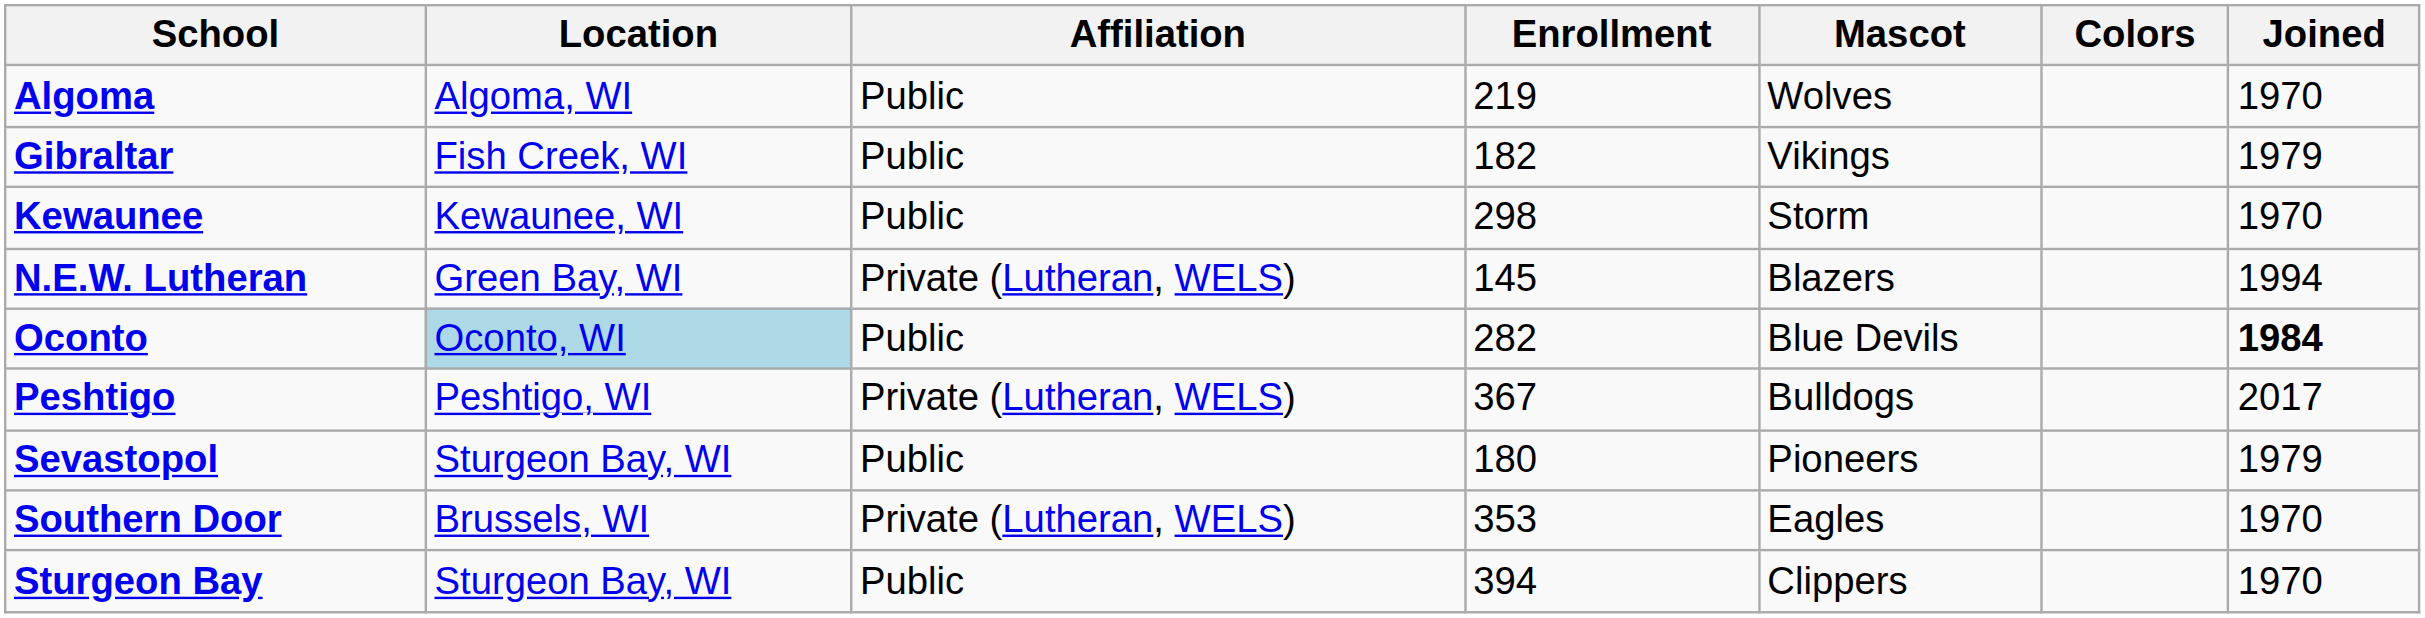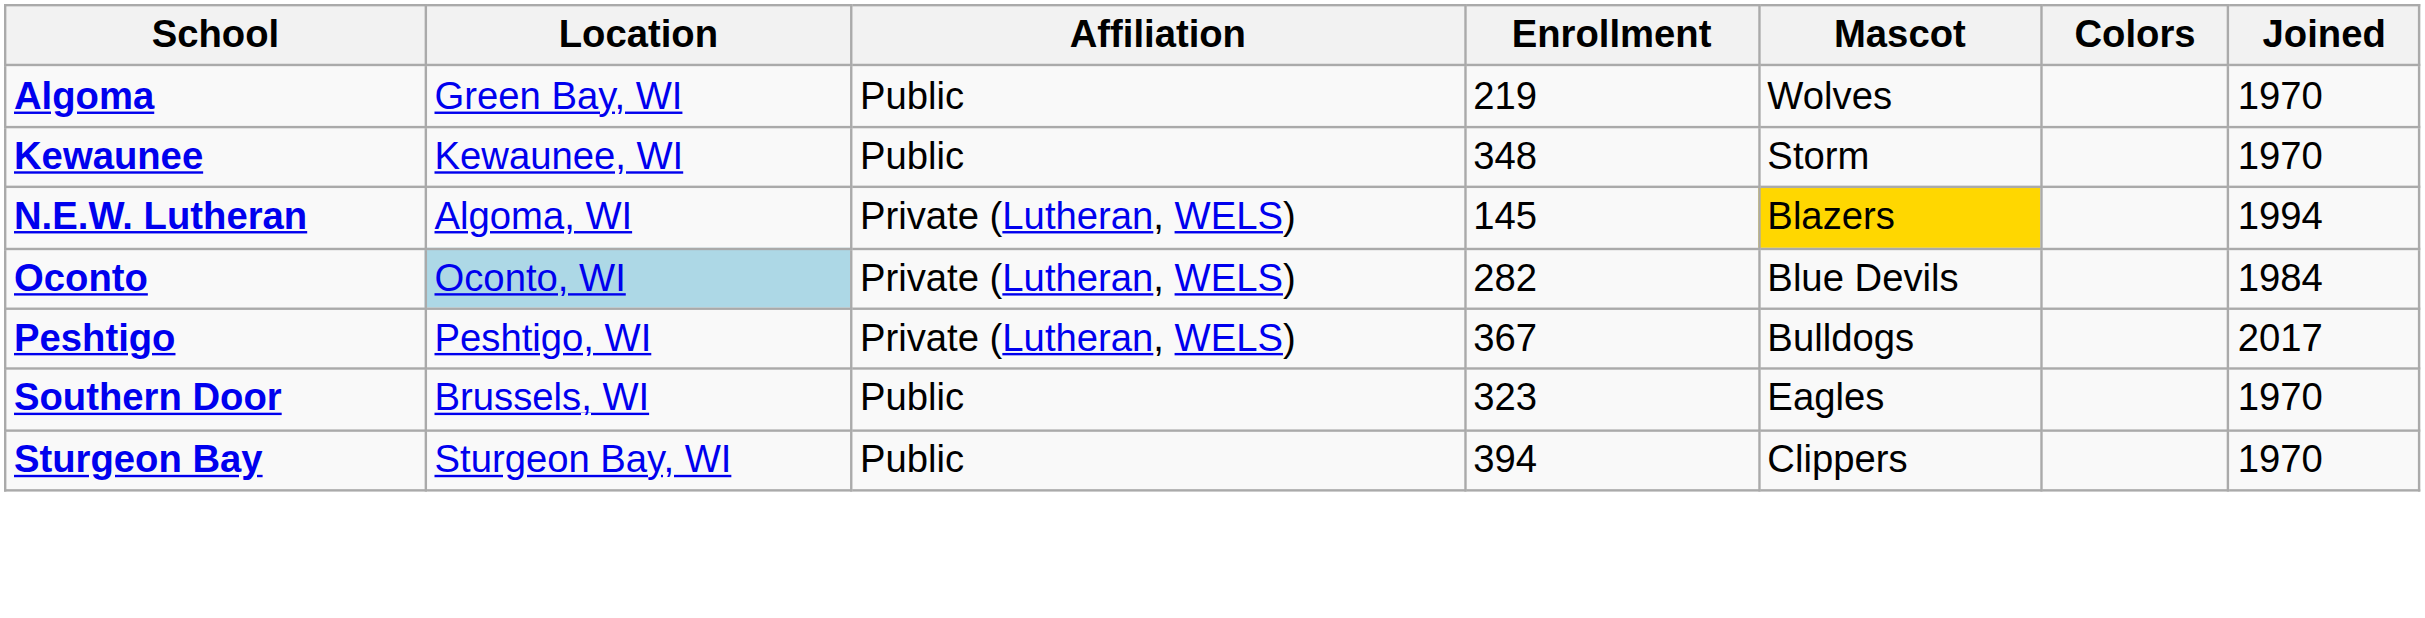(533, 95) Algoma, WI -> (558, 95) Green Bay, WI
- row: (94, 156)
(1505, 216) 298 -> (1505, 156) 348
(558, 277) Green Bay, WI -> (533, 216) Algoma, WI
(1831, 277) no background -> (1831, 216) gold background
(912, 338) Public -> (1078, 277) Private (Lutheran, WELS)
(2280, 338) bold -> (2280, 277) normal
- row: (116, 459)
(1078, 519) Private (Lutheran, WELS) -> (912, 398) Public
(1505, 519) 353 -> (1505, 398) 323
